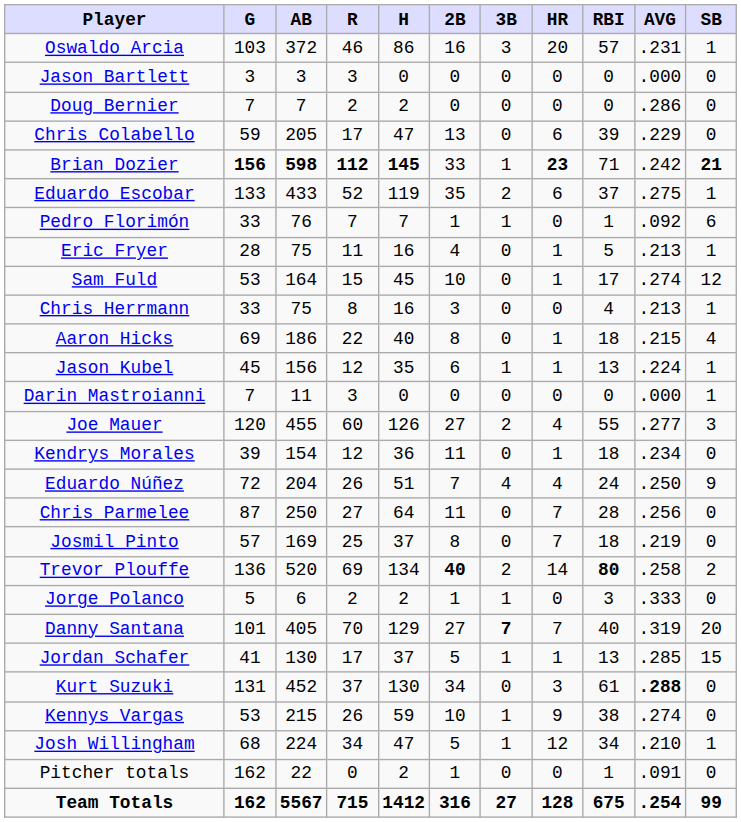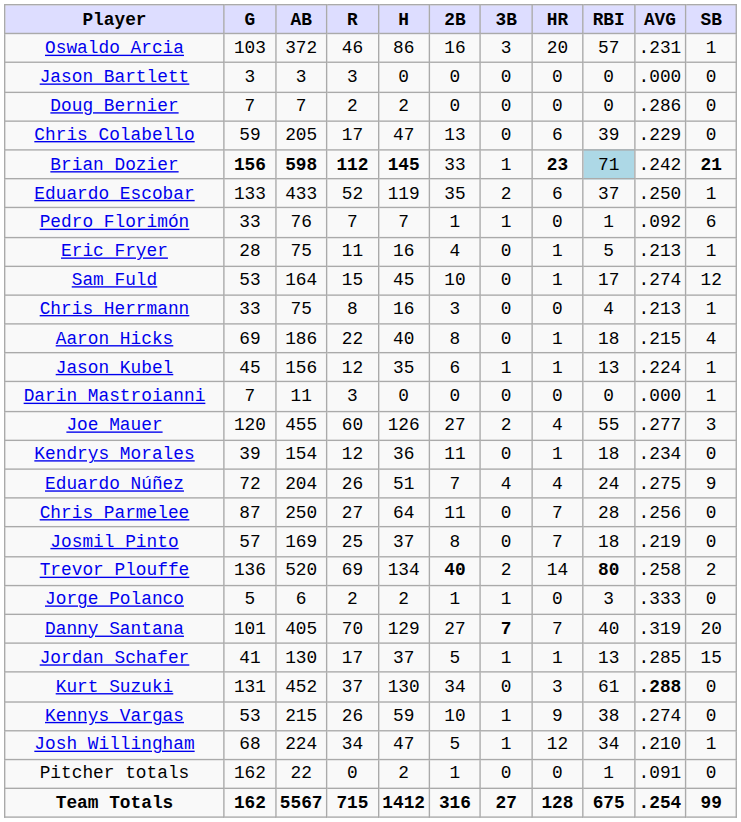(609, 164) no background -> (609, 164) lightblue background
(660, 193) .275 -> (660, 193) .250
(660, 484) .250 -> (660, 484) .275
